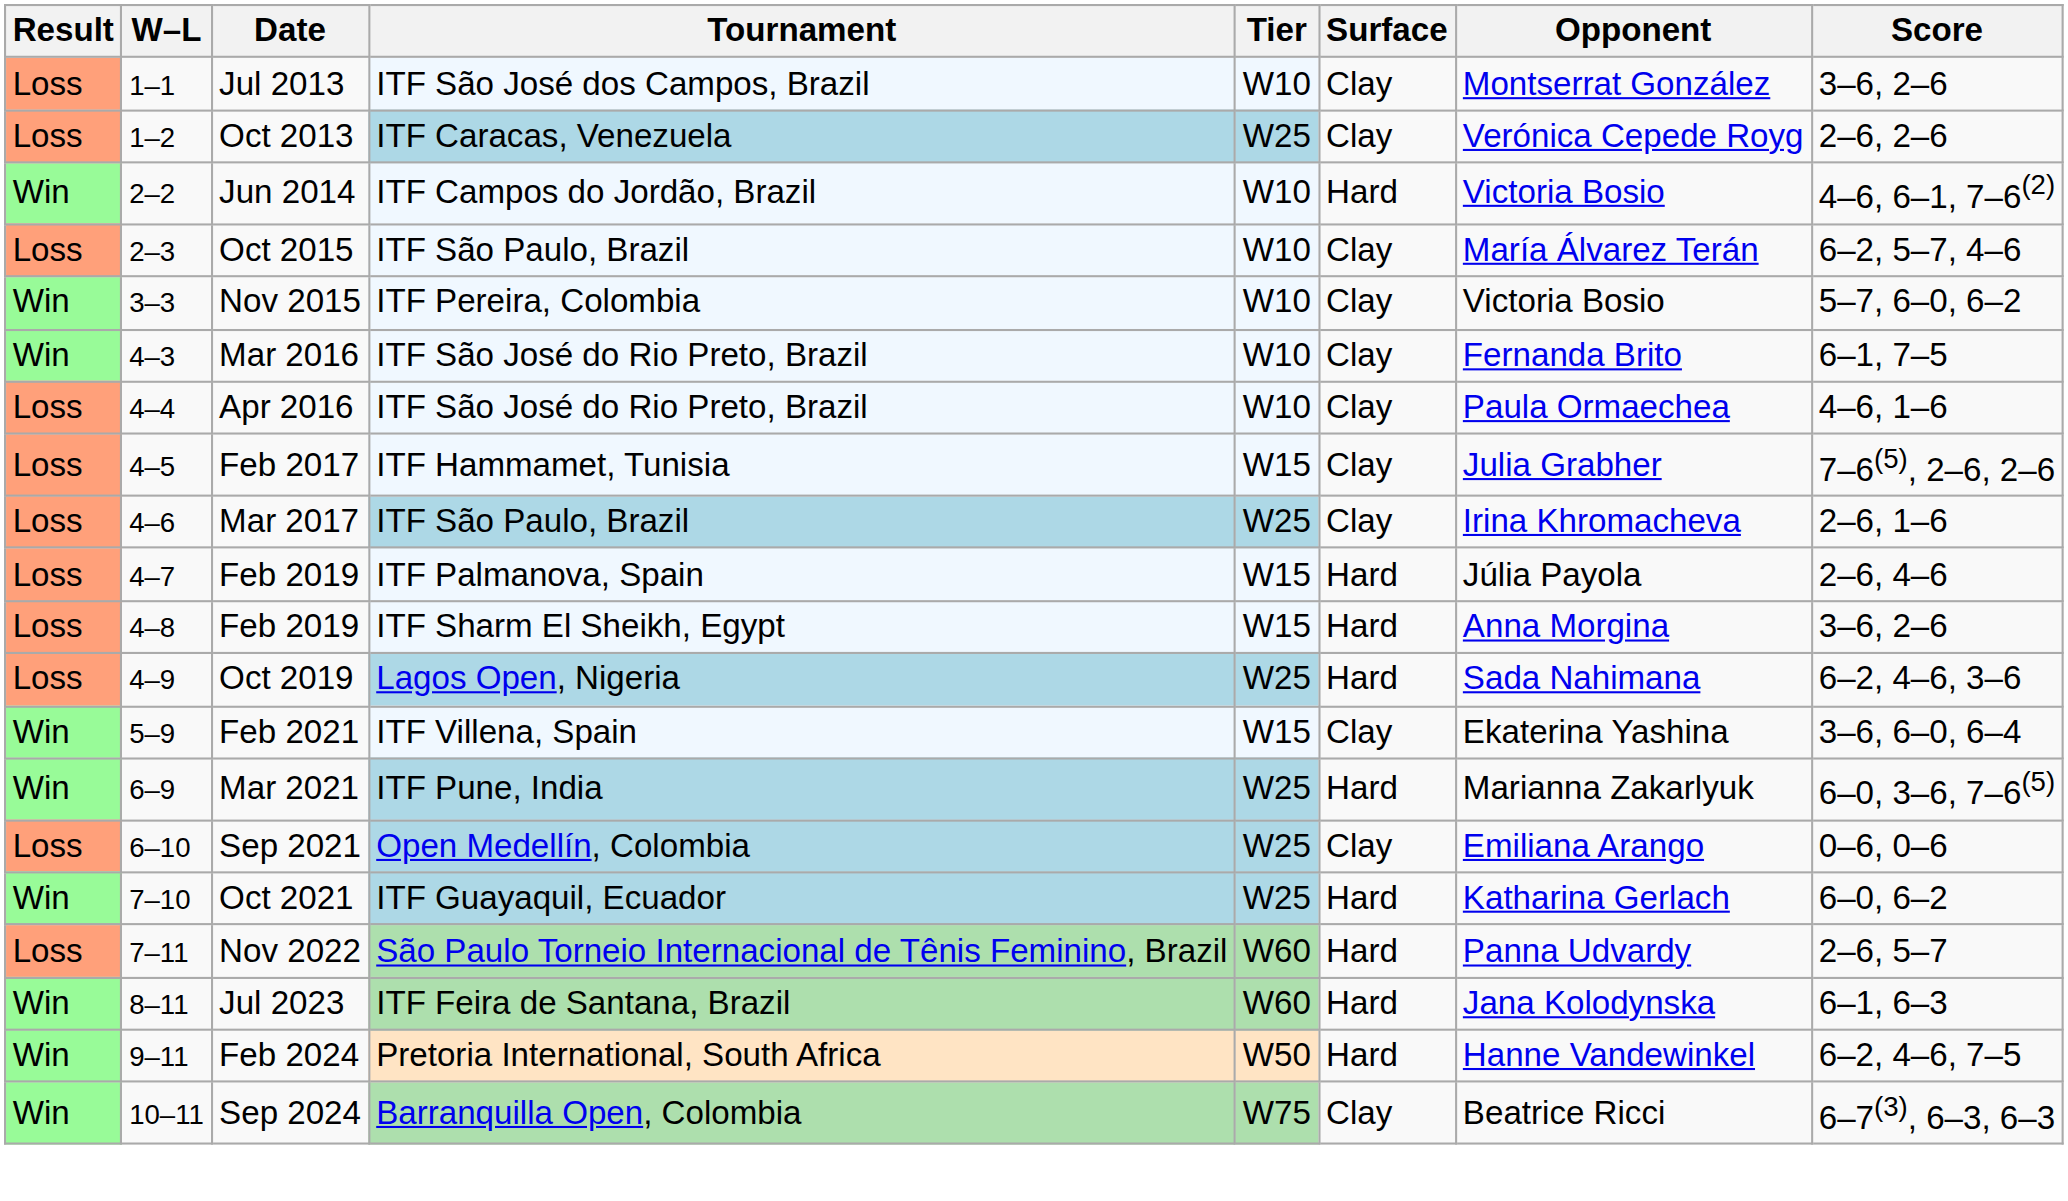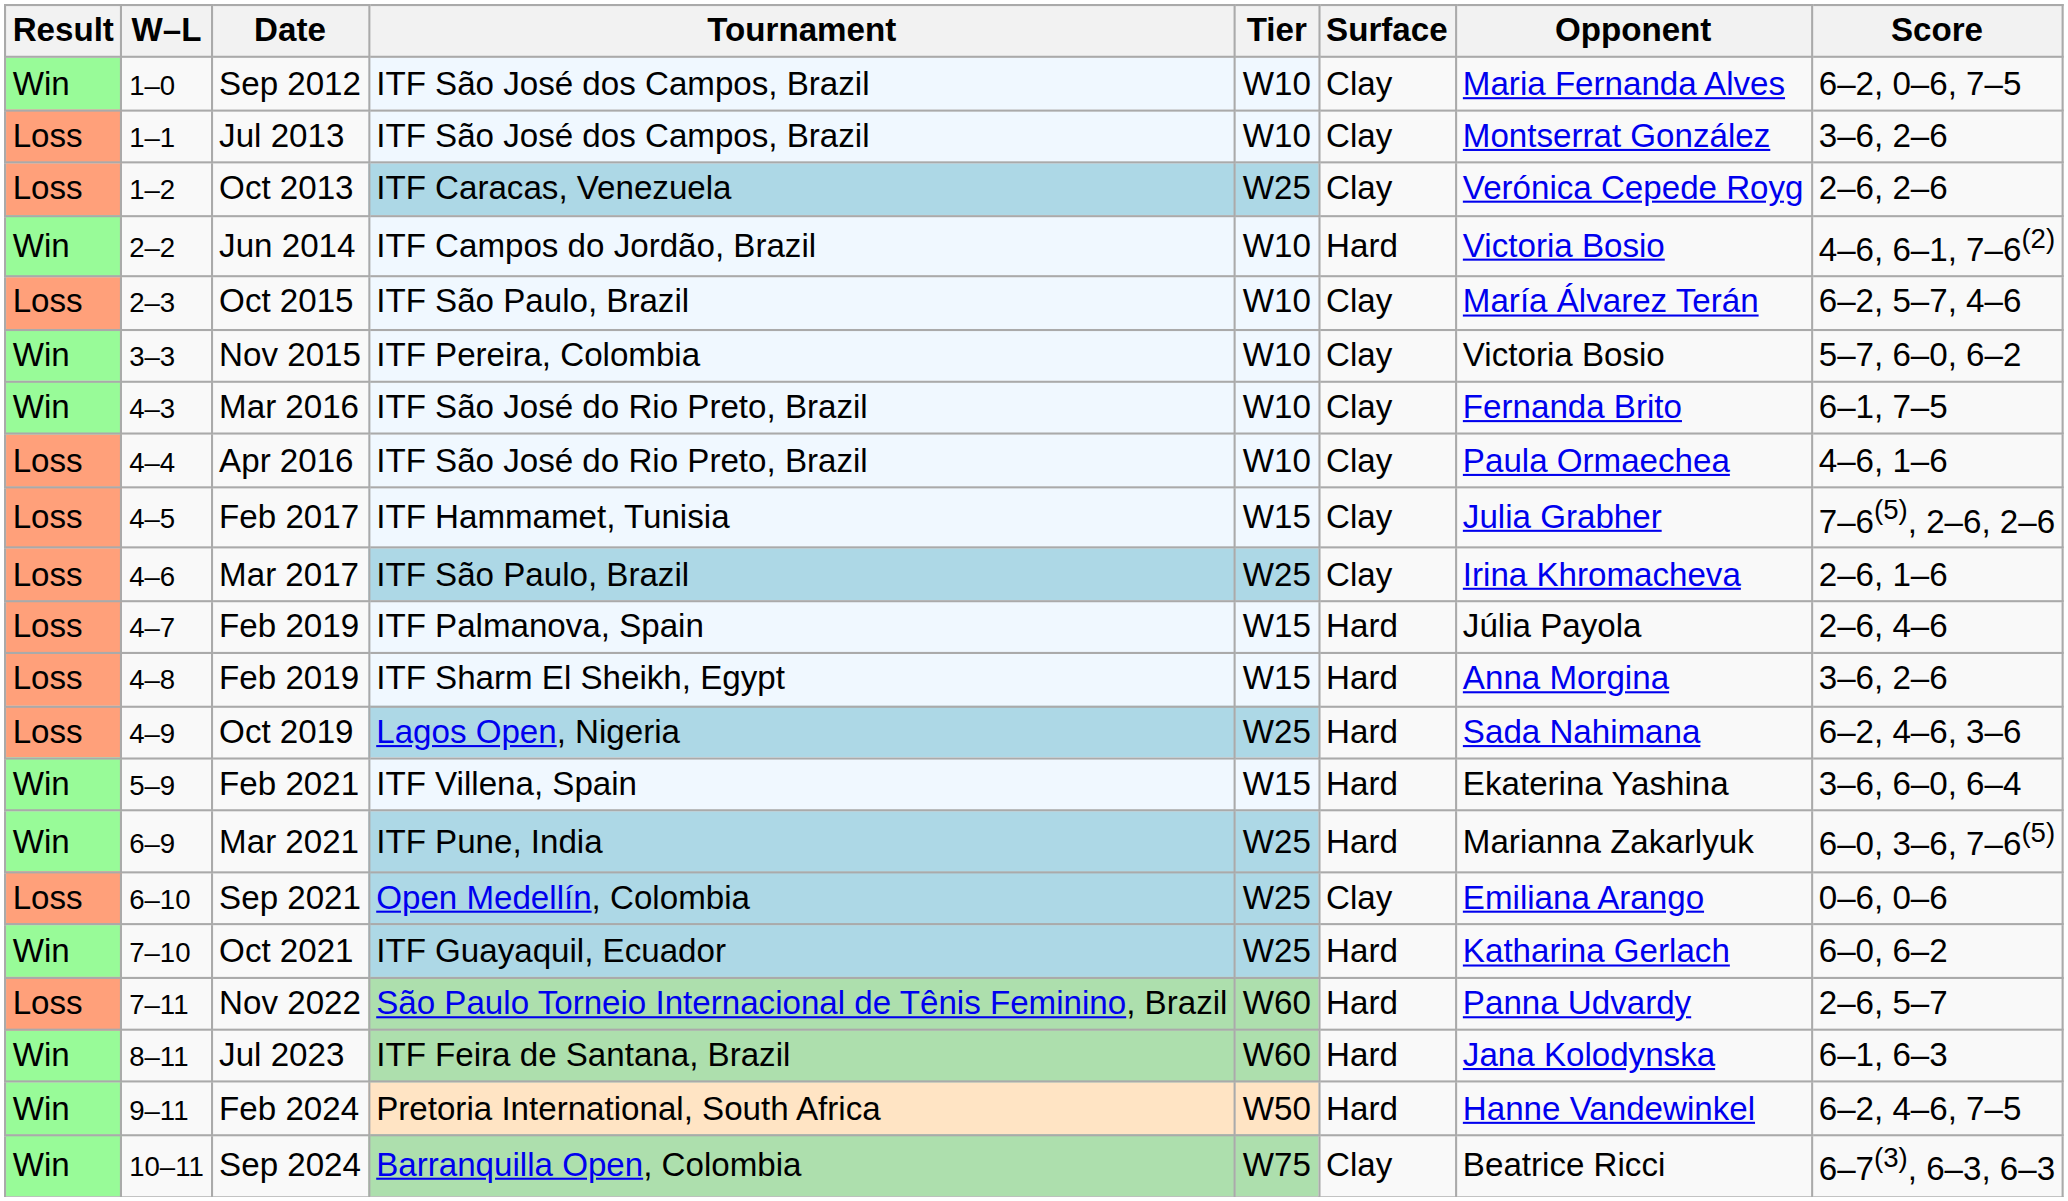+ row: (152, 85)
(1359, 731) Clay -> (1362, 784) Hard
